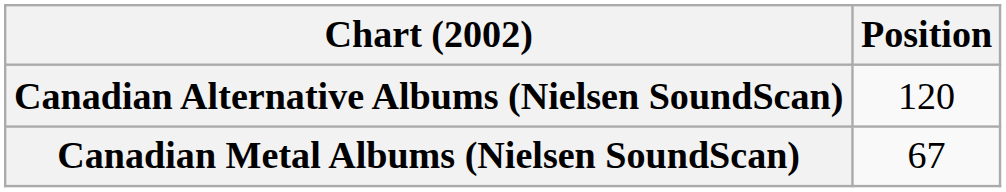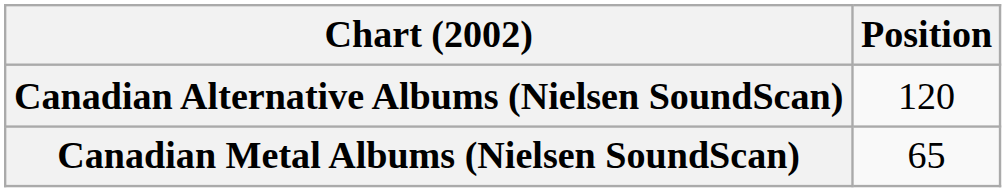(927, 155) 67 -> (927, 155) 65
